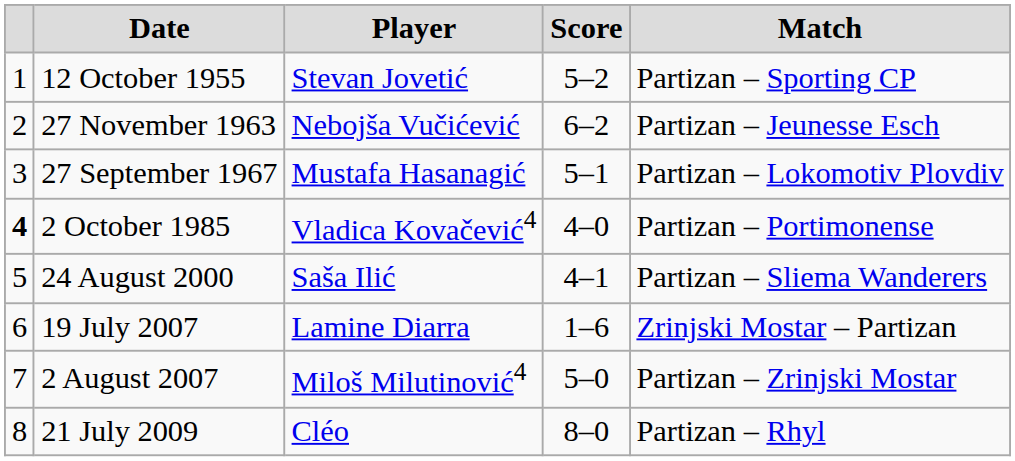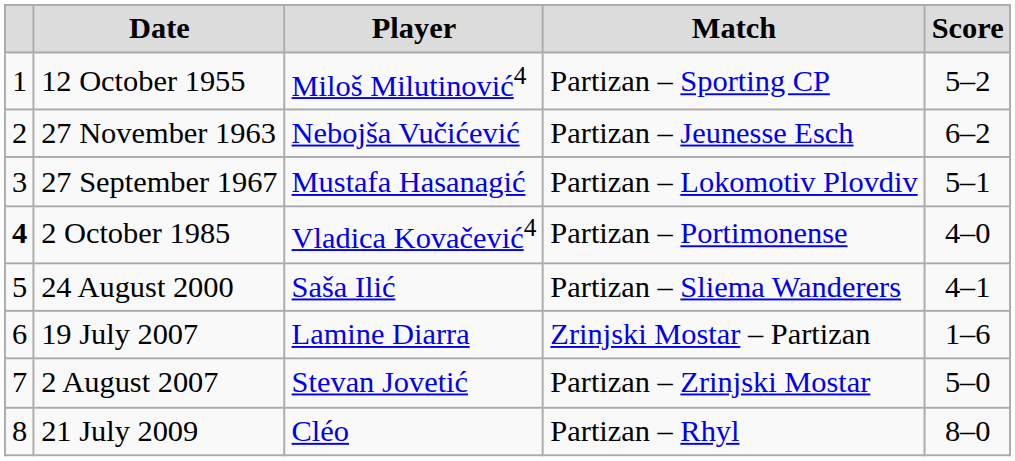columns swapped: (820, 28) <-> (586, 28)
(380, 76) Stevan Jovetić -> (409, 80) Miloš Milutinović4
(409, 378) Miloš Milutinović4 -> (380, 382) Stevan Jovetić
